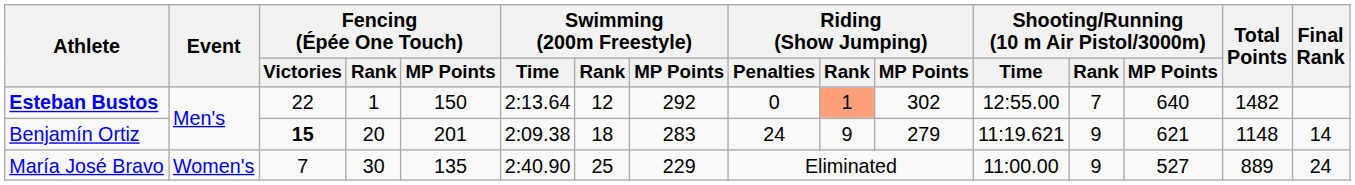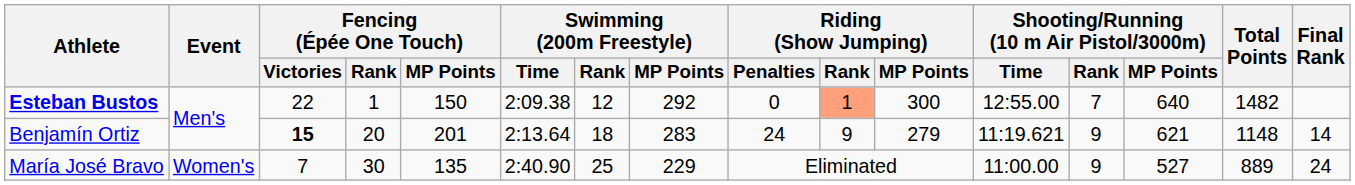(538, 103) 2:13.64 -> (538, 103) 2:09.38
(924, 103) 302 -> (924, 103) 300
(538, 134) 2:09.38 -> (538, 134) 2:13.64
